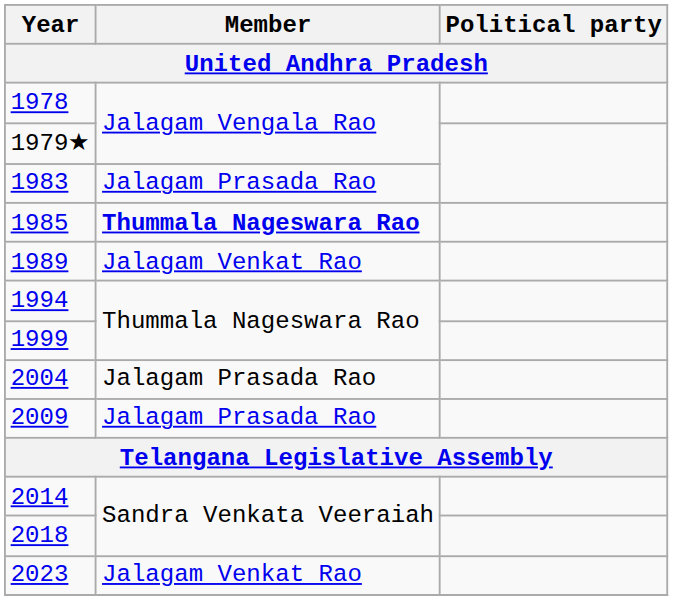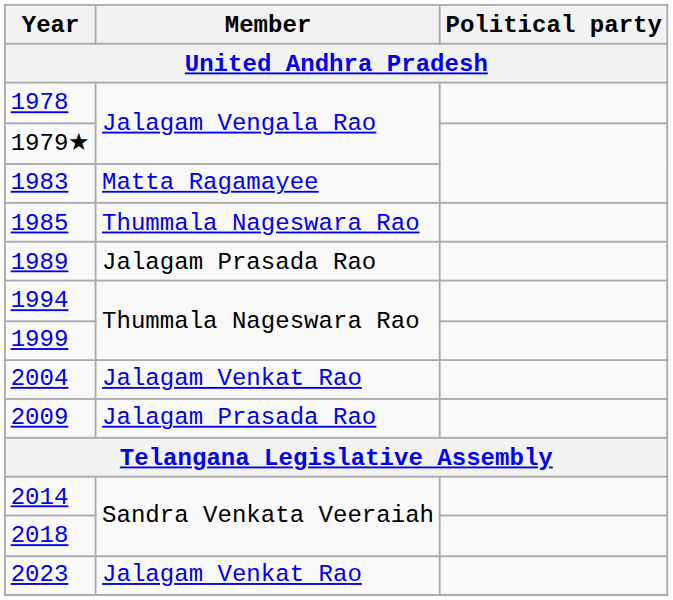(239, 183) Jalagam Prasada Rao -> (210, 183) Matta Ragamayee
(261, 222) bold -> (261, 222) normal
(232, 262) Jalagam Venkat Rao -> (239, 262) Jalagam Prasada Rao
(239, 379) Jalagam Prasada Rao -> (232, 379) Jalagam Venkat Rao
